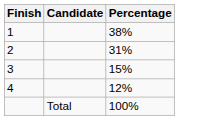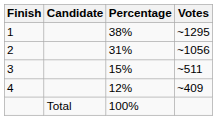+ column: (193, 13)
